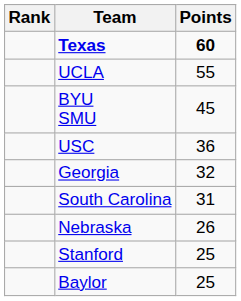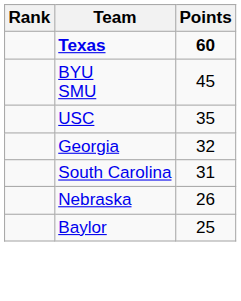- row: (81, 72)
(206, 145) 36 -> (206, 118) 35
- row: (91, 254)
